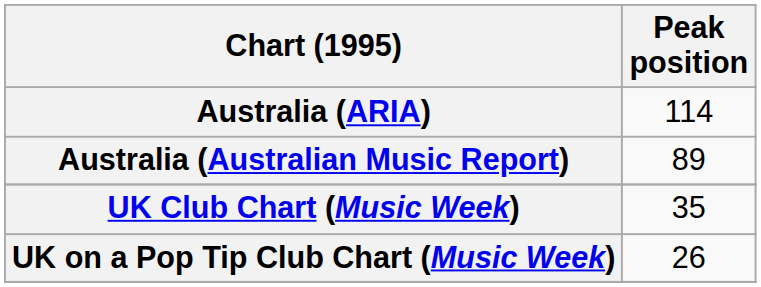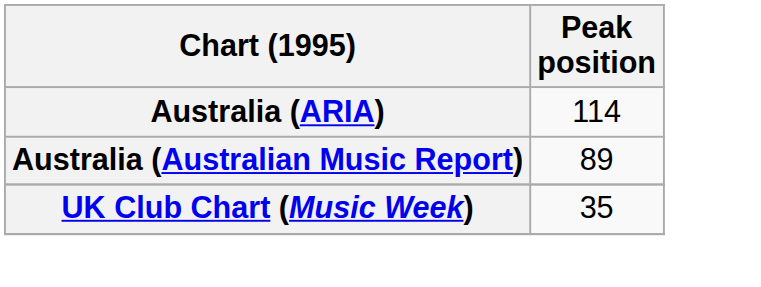- row: (314, 256)
